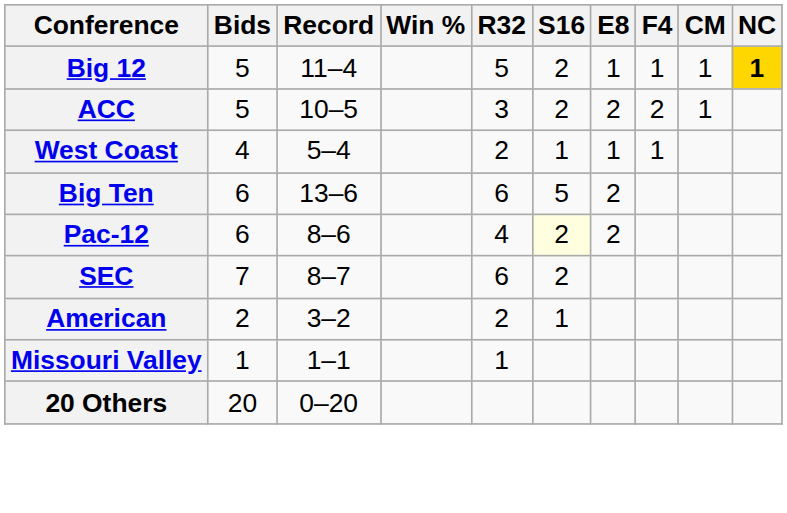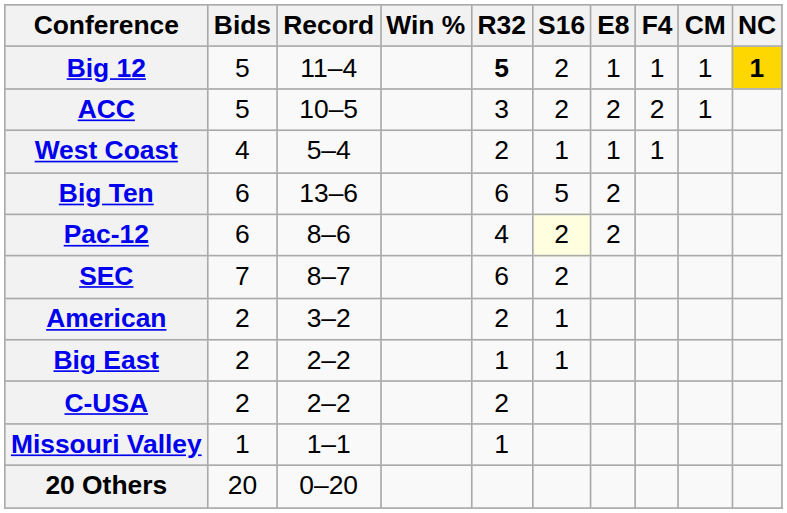(502, 67) normal -> (502, 67) bold
+ row: (106, 360)
+ row: (106, 402)
